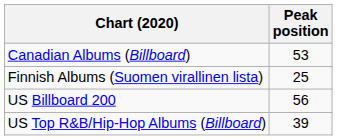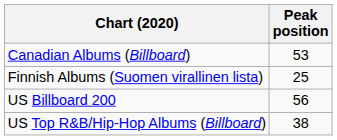(301, 123) 39 -> (301, 123) 38
